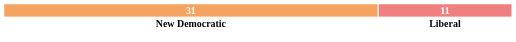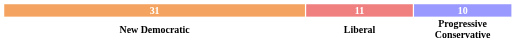+ column: (463, 10)
